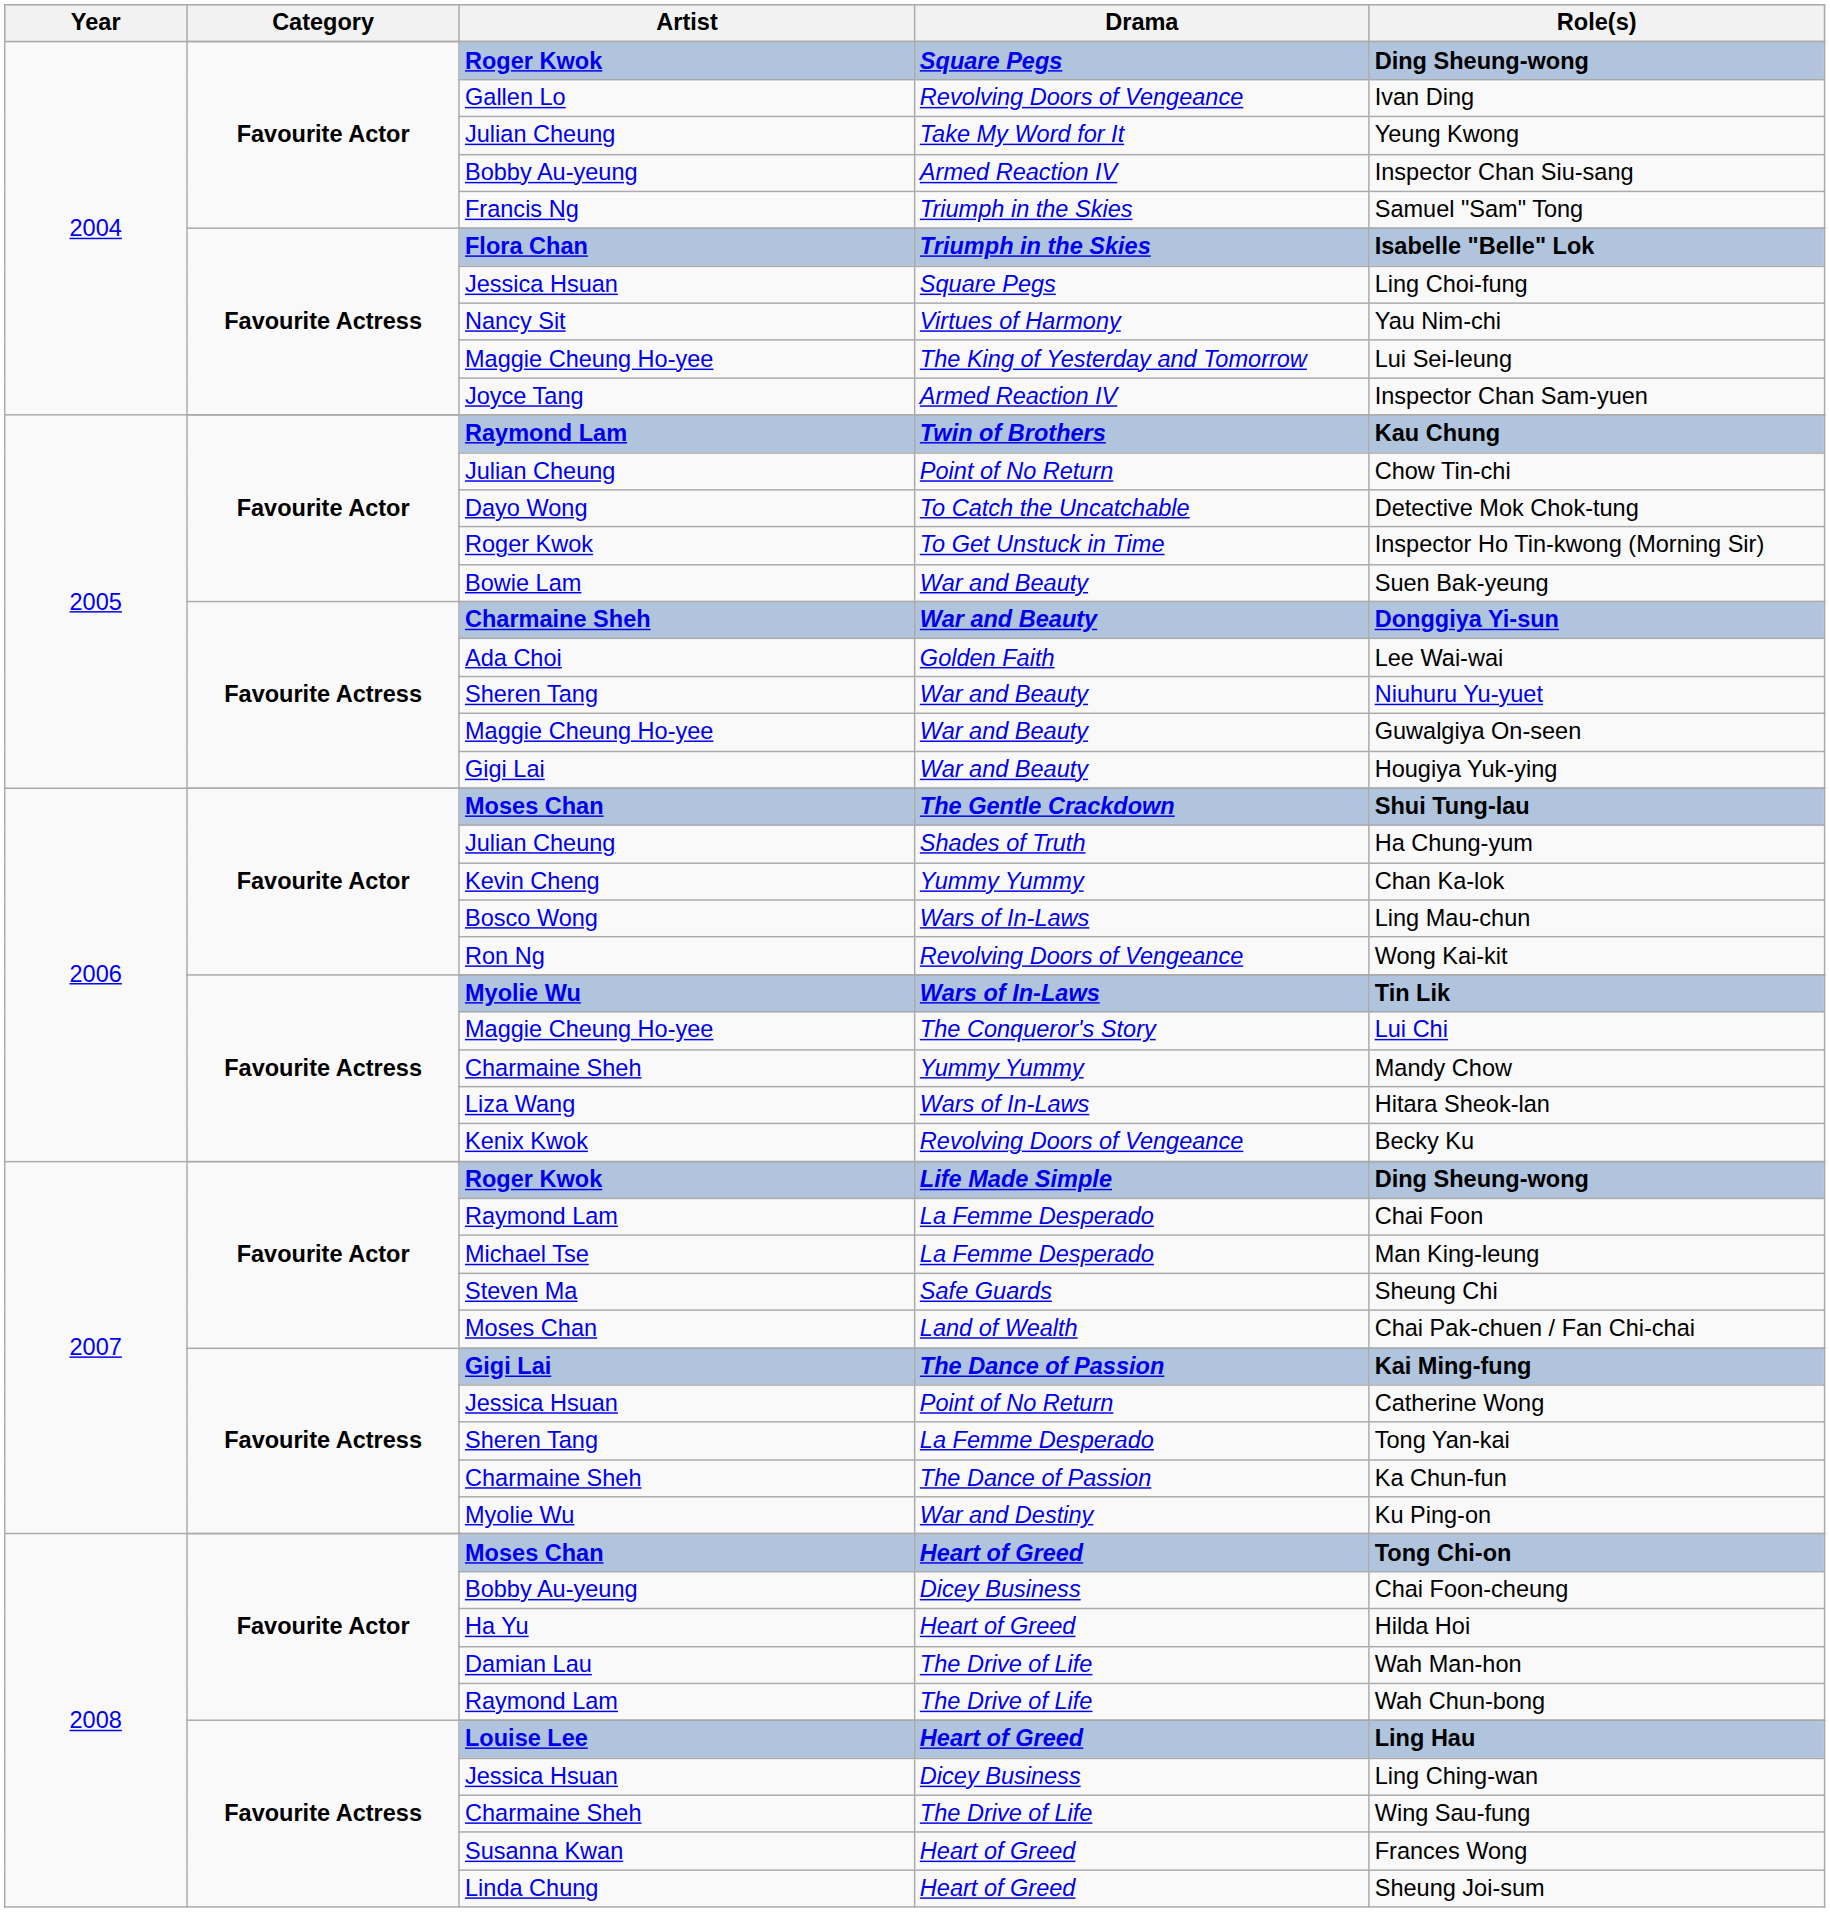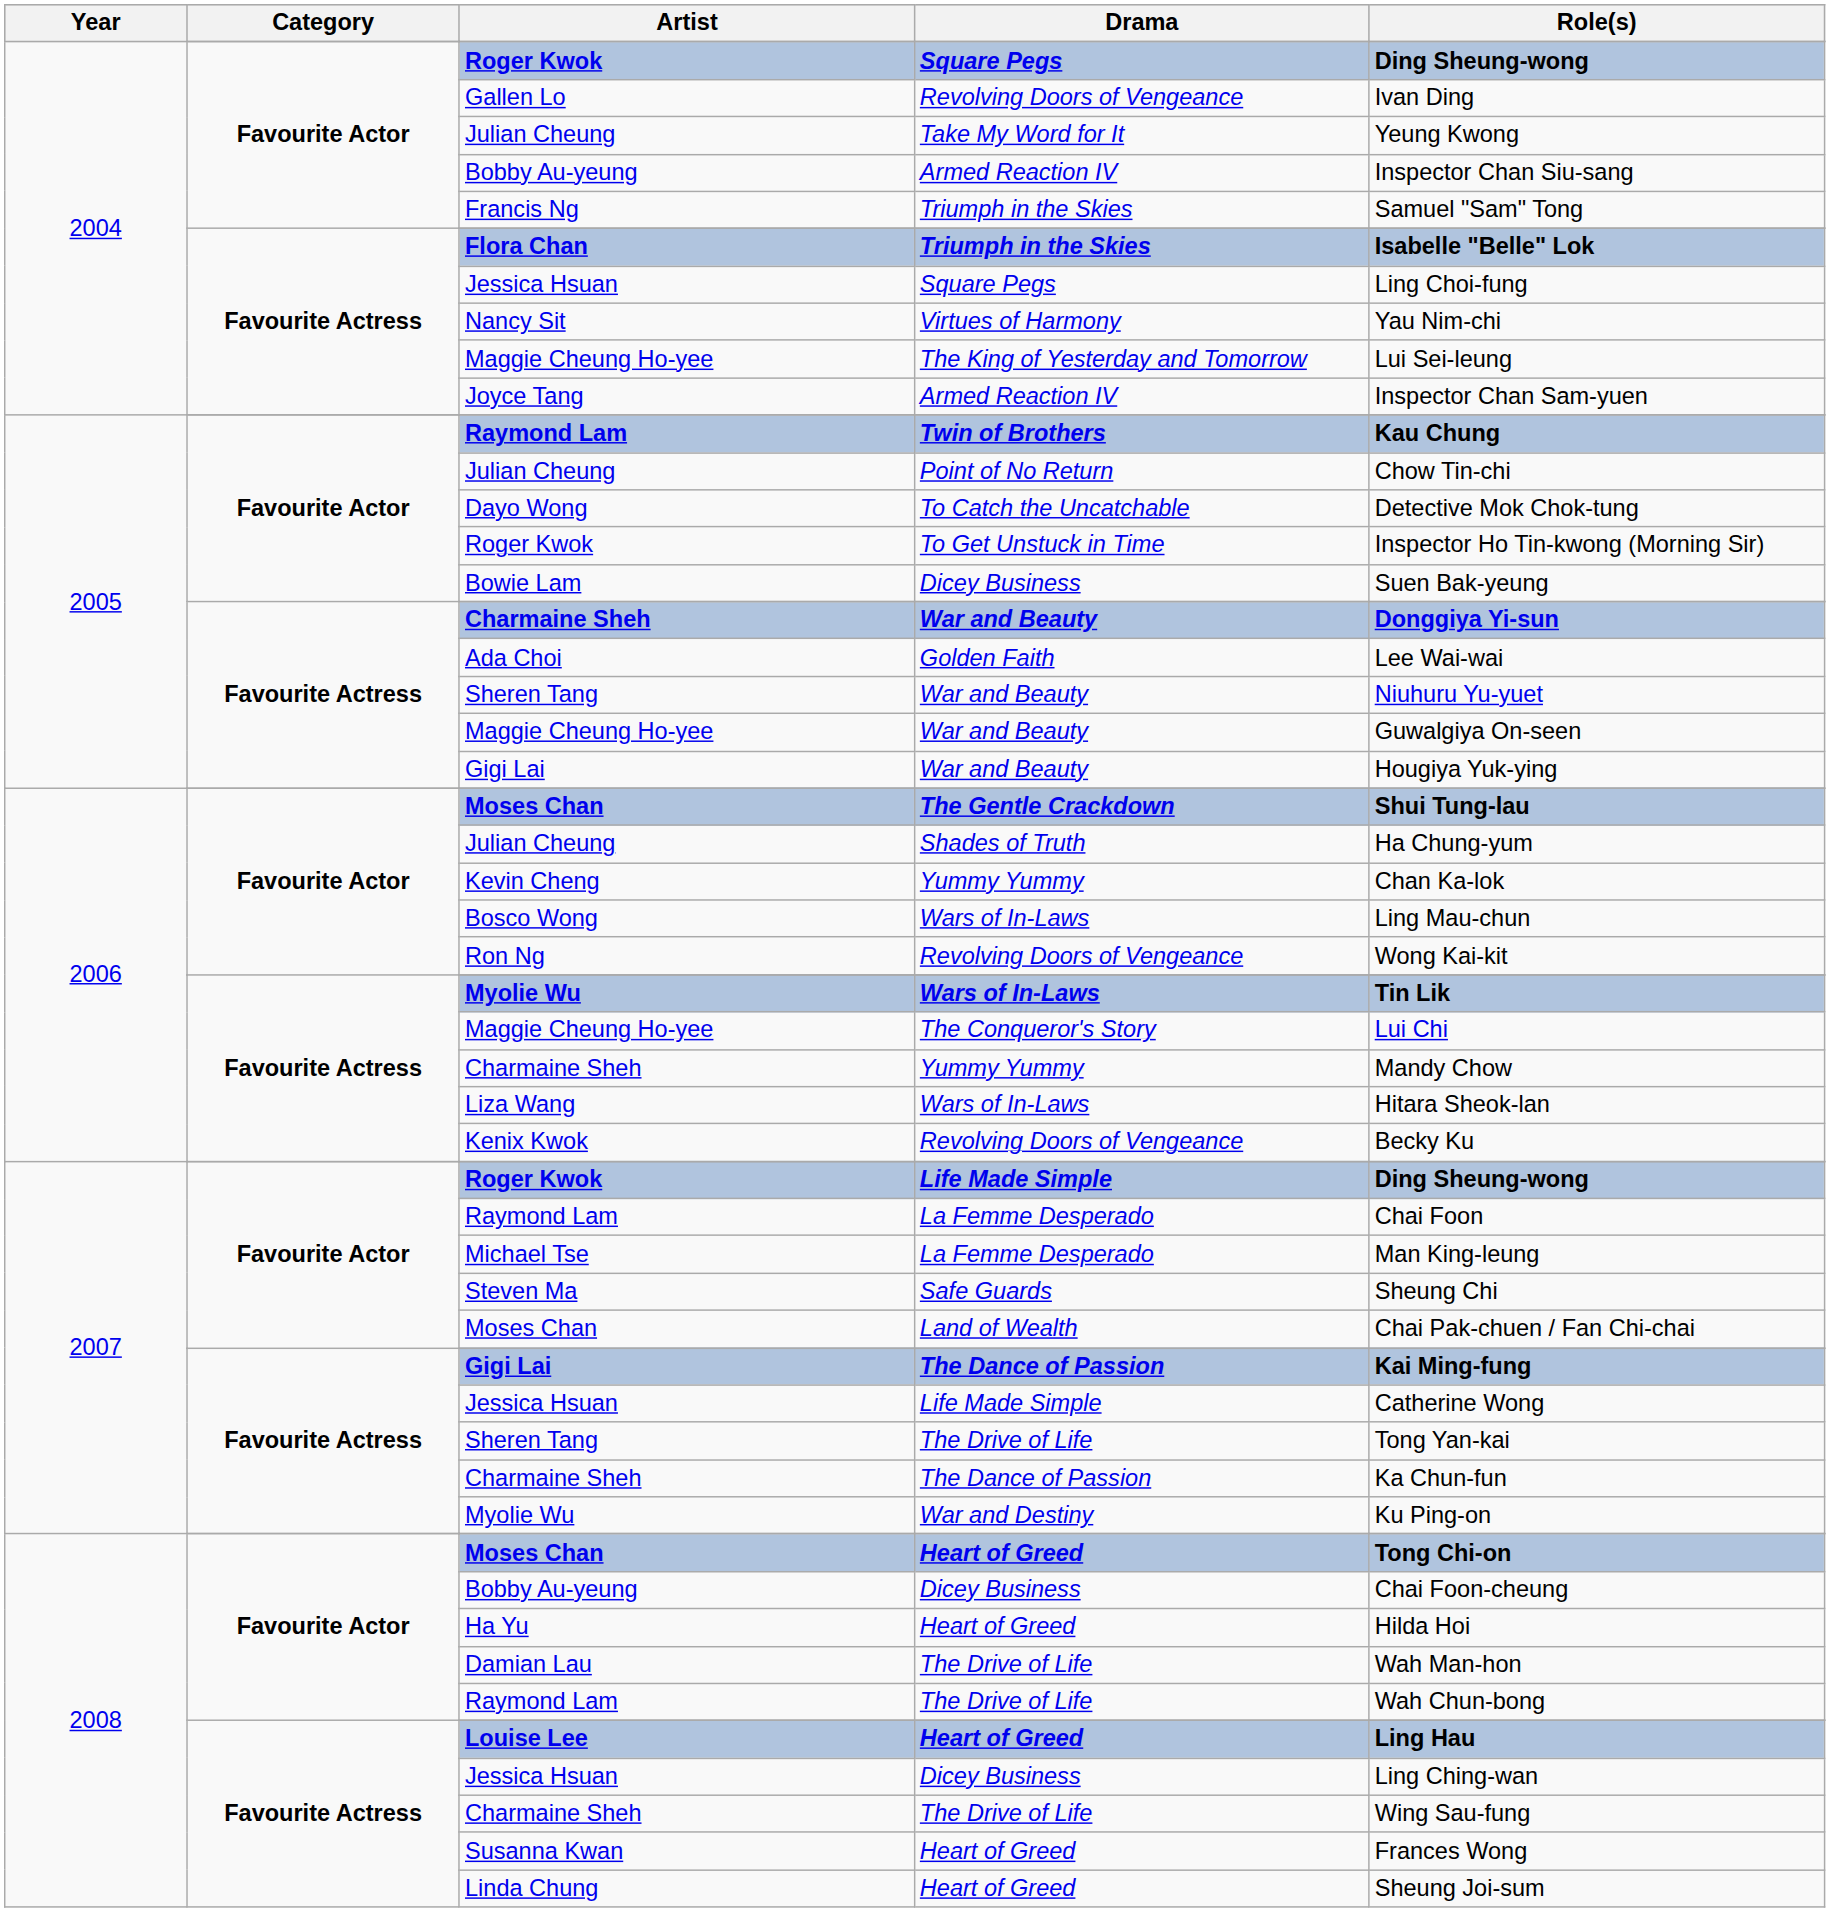(1004, 582) War and Beauty -> (1000, 582) Dicey Business
(1017, 1403) Point of No Return -> (1011, 1403) Life Made Simple
(1037, 1440) La Femme Desperado -> (1006, 1440) The Drive of Life
